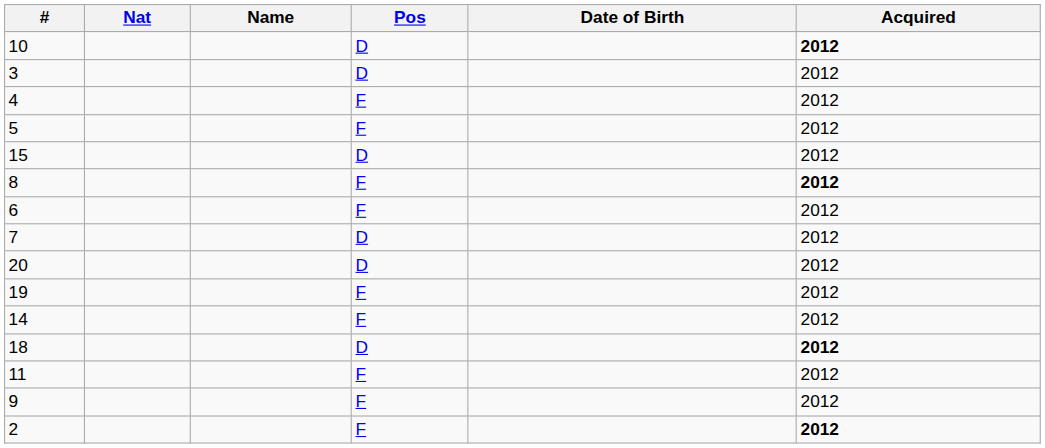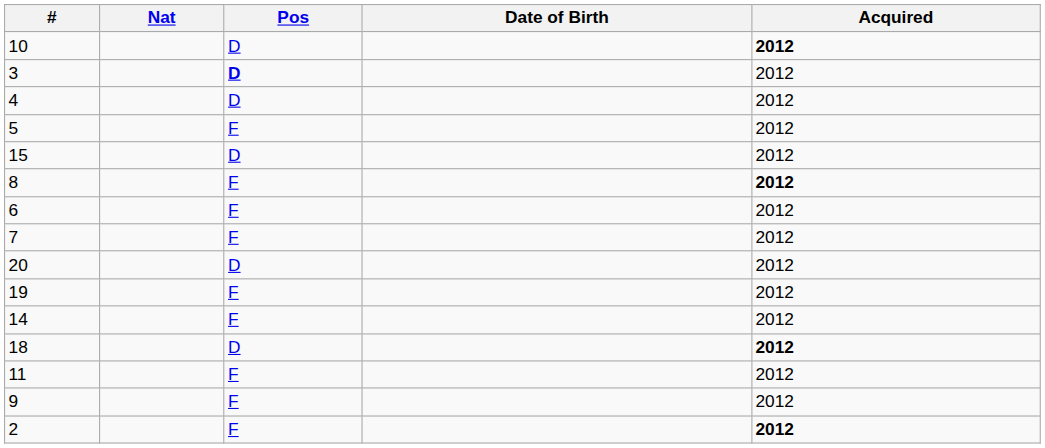- column: (271, 18)
(362, 73) normal -> (234, 73) bold
(361, 100) F -> (234, 100) D
(362, 237) D -> (233, 237) F
